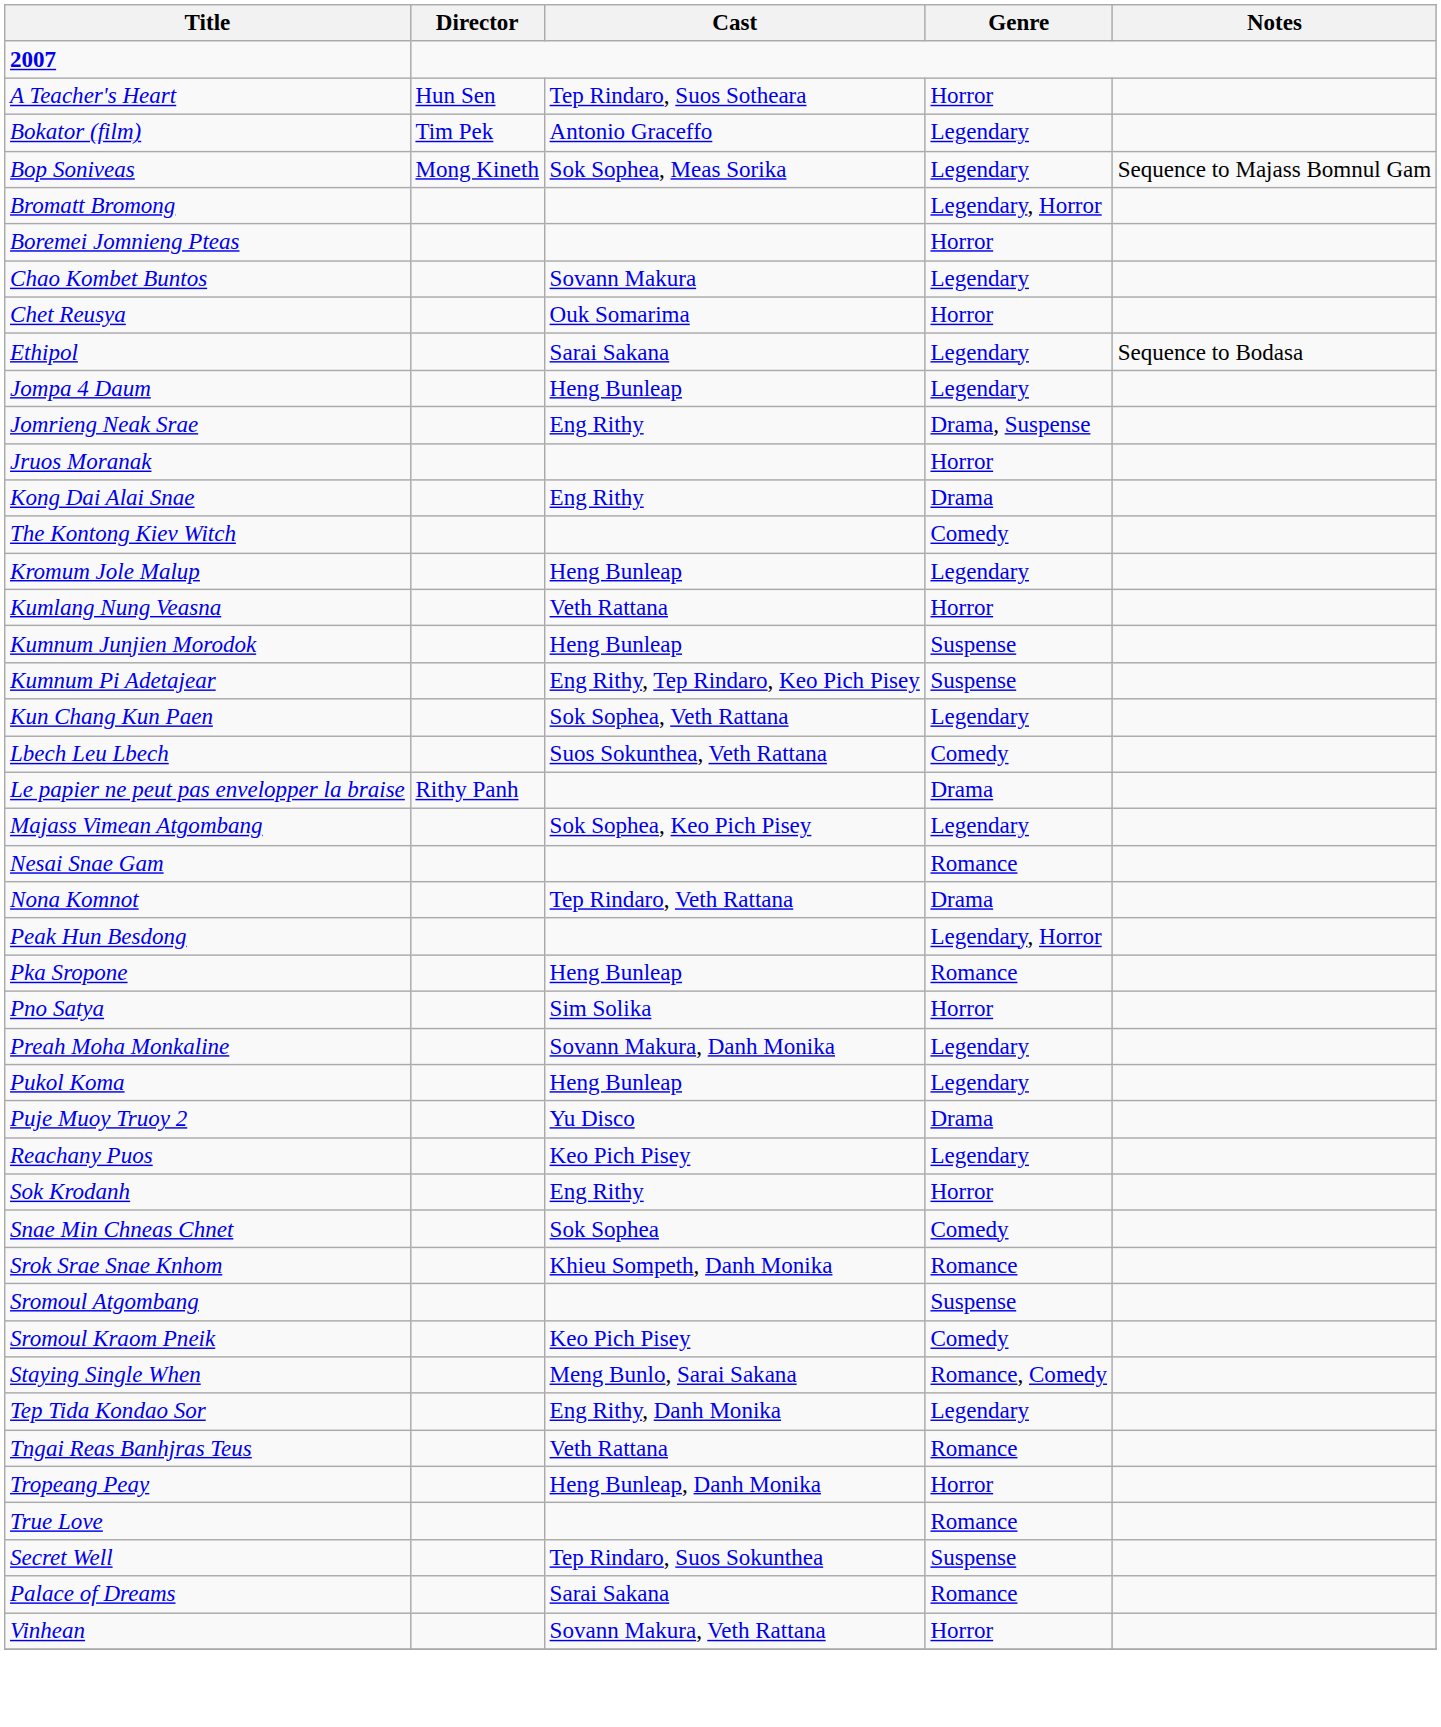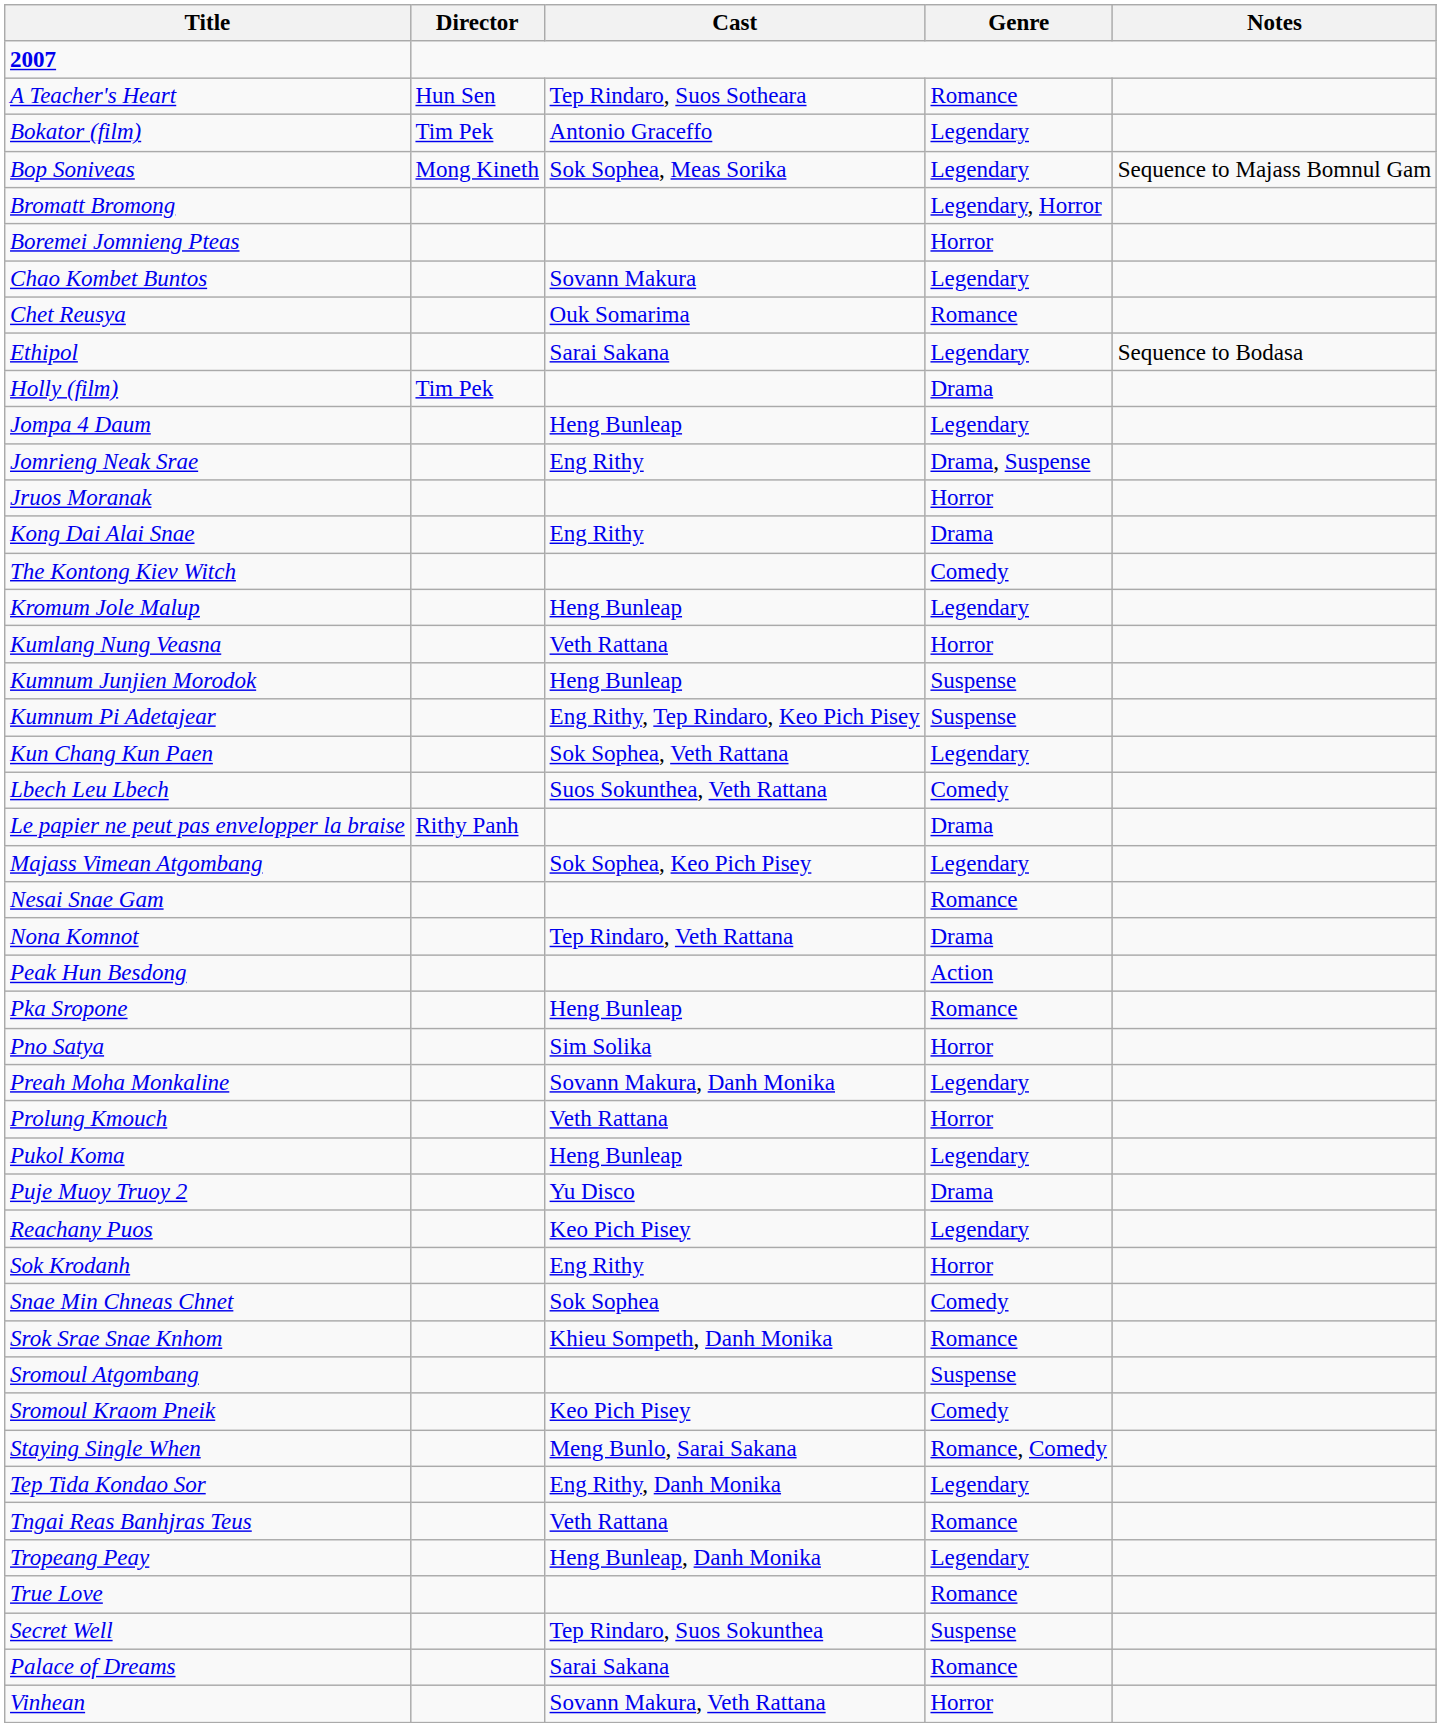(962, 95) Horror -> (974, 95) Romance
(962, 315) Horror -> (974, 315) Romance
+ row: (64, 388)
(1016, 936) Legendary, Horror -> (962, 972) Action
+ row: (89, 1118)
(962, 1484) Horror -> (980, 1557) Legendary
